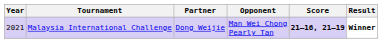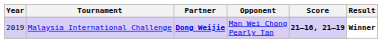(15, 27) 2021 -> (15, 27) 2019
(200, 27) normal -> (200, 27) bold
